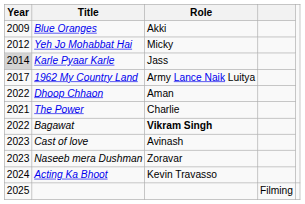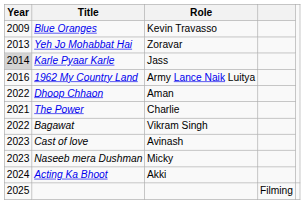(157, 28) Akki -> (182, 28) Kevin Travasso
(18, 45) 2012 -> (18, 45) 2013
(160, 45) Micky -> (165, 45) Zoravar
(18, 77) 2017 -> (18, 77) 2016
(180, 126) bold -> (177, 126) normal
(165, 158) Zoravar -> (160, 158) Micky
(182, 175) Kevin Travasso -> (157, 175) Akki
